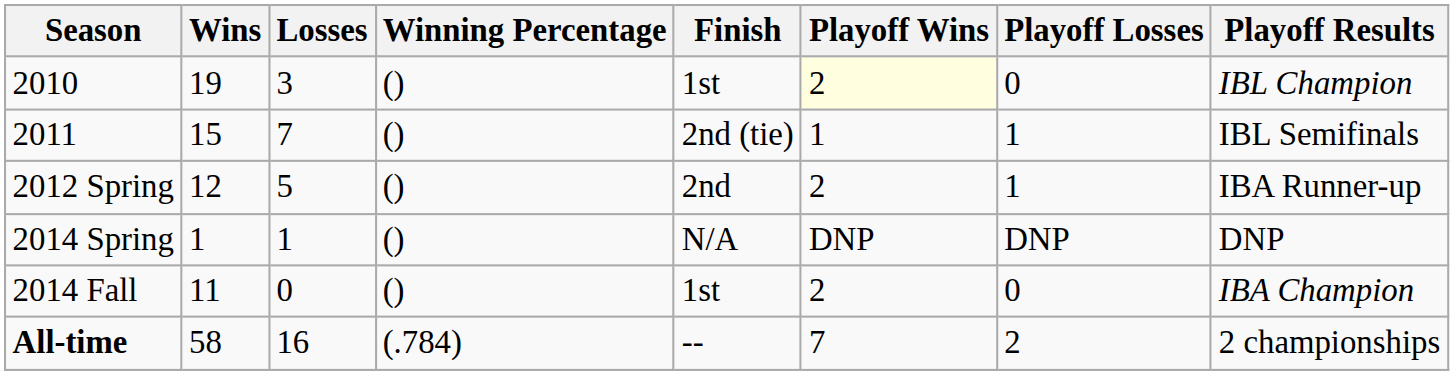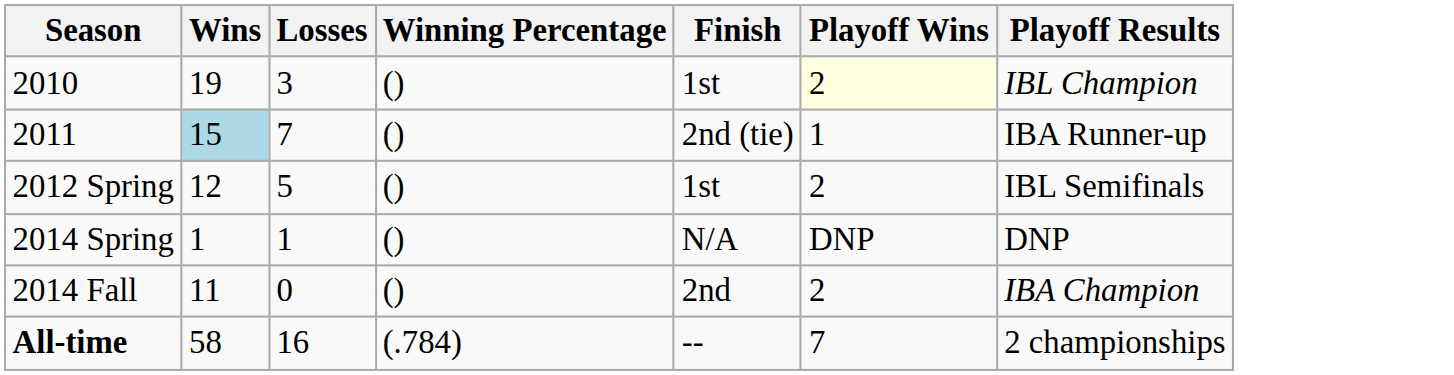- column: (1104, 30)
(205, 134) no background -> (205, 134) lightblue background
(1319, 134) IBL Semifinals -> (1105, 134) IBA Runner-up
(706, 186) 2nd -> (701, 186) 1st
(1320, 186) IBA Runner-up -> (1104, 186) IBL Semifinals
(701, 290) 1st -> (706, 290) 2nd
